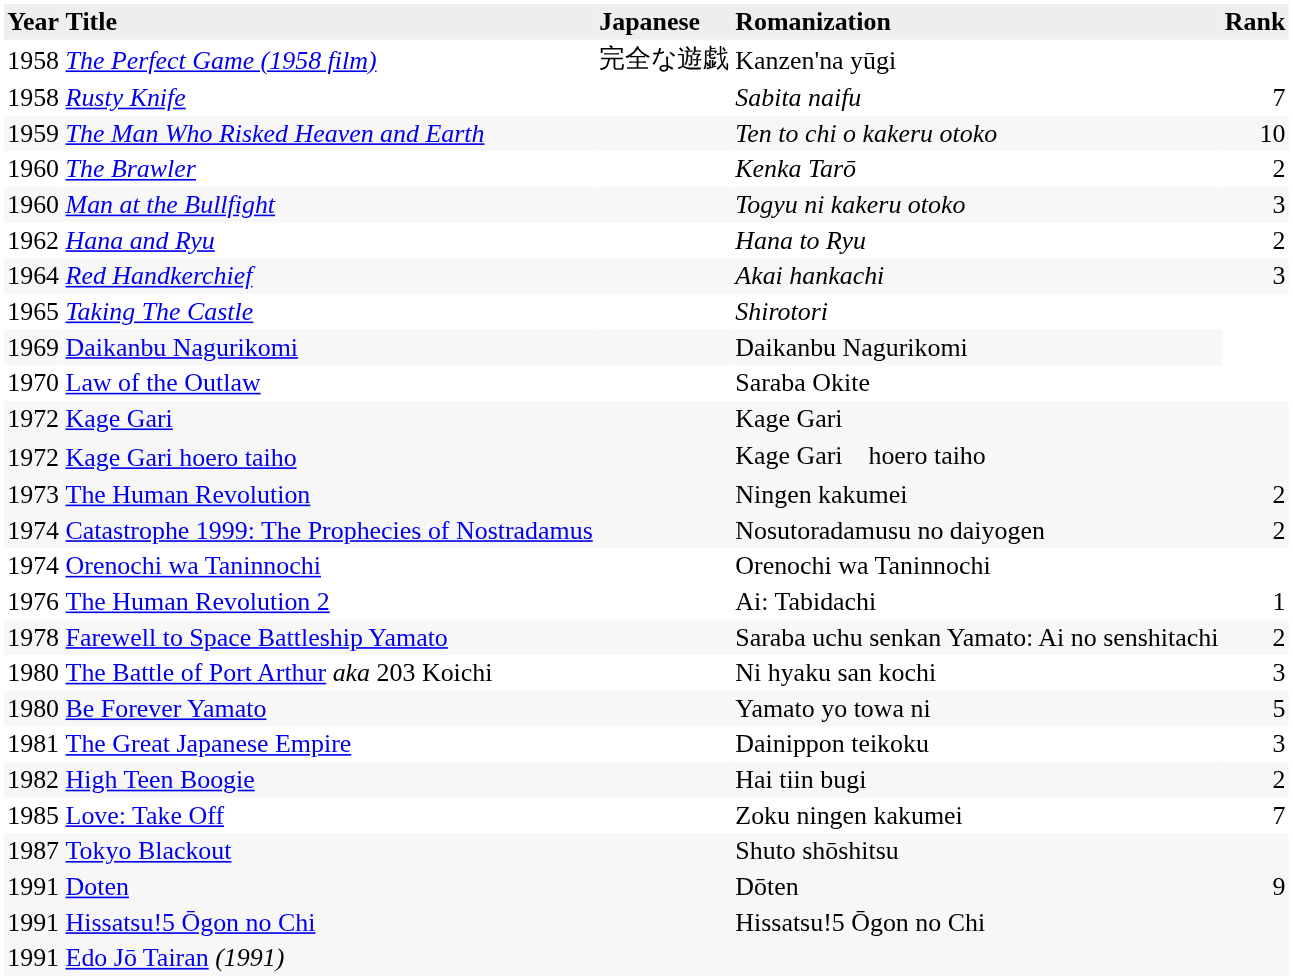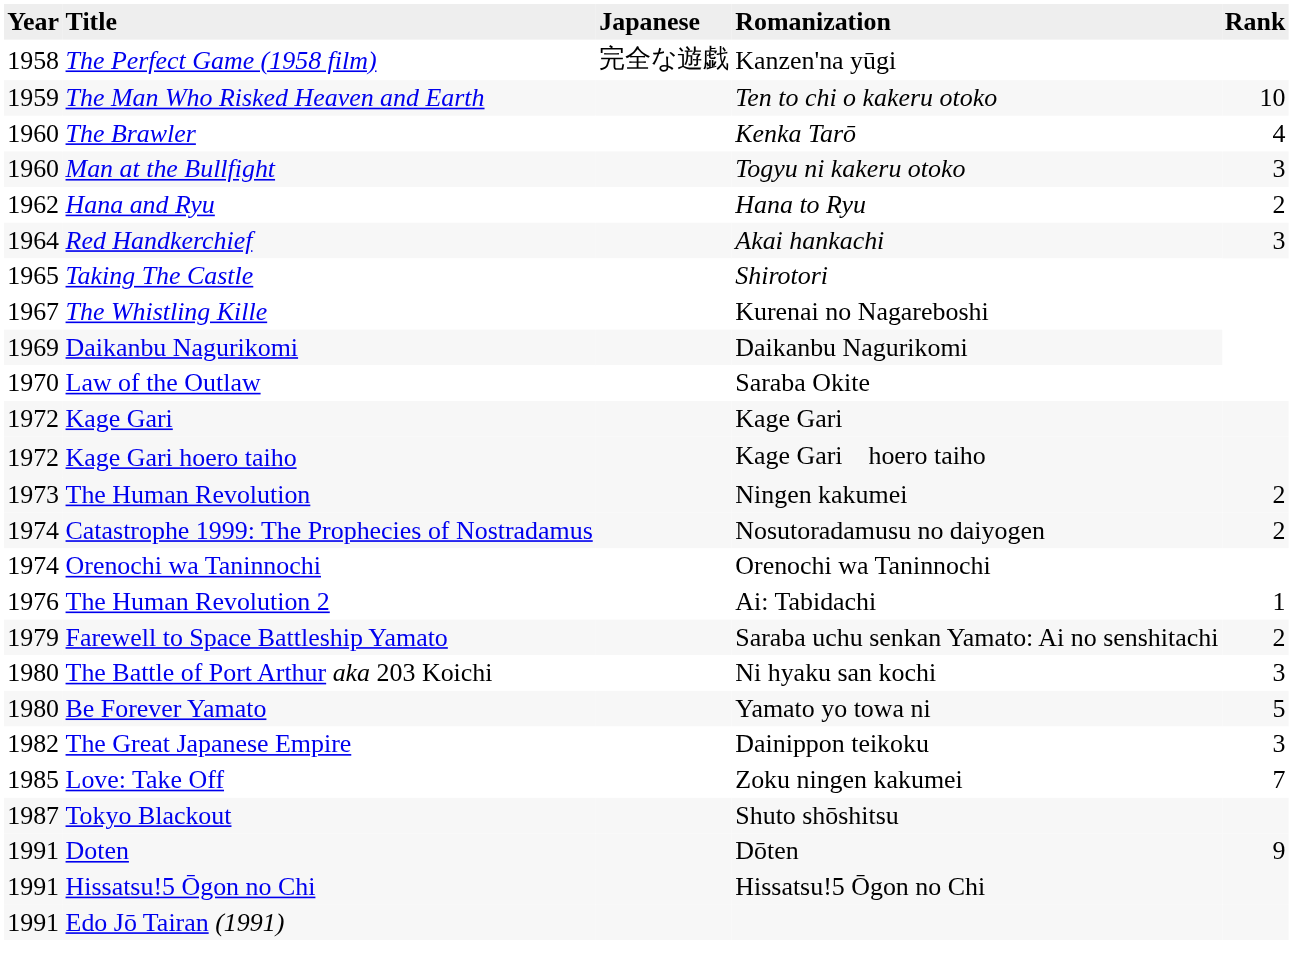- row: (126, 97)
(1279, 168) 2 -> (1279, 133) 4
+ row: (166, 311)
(33, 637) 1978 -> (33, 637) 1979
(33, 744) 1981 -> (33, 744) 1982
- row: (160, 779)
